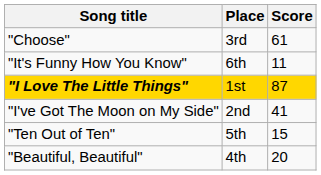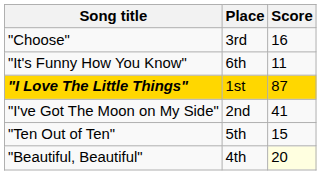(280, 39) 61 -> (280, 39) 16
(280, 157) no background -> (280, 157) lightyellow background
